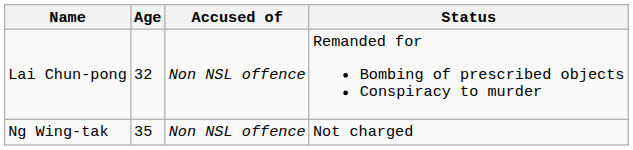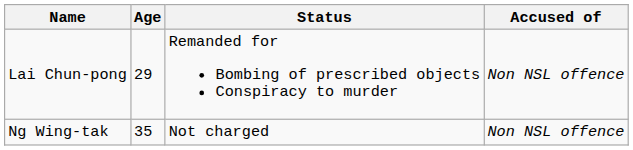columns swapped: (237, 17) <-> (469, 17)
(143, 75) 32 -> (143, 75) 29
